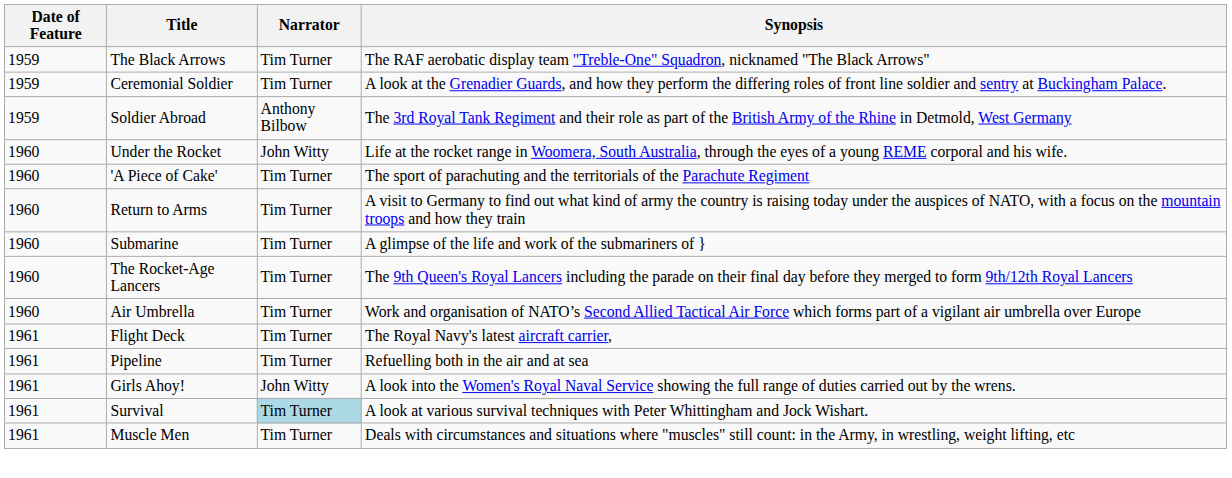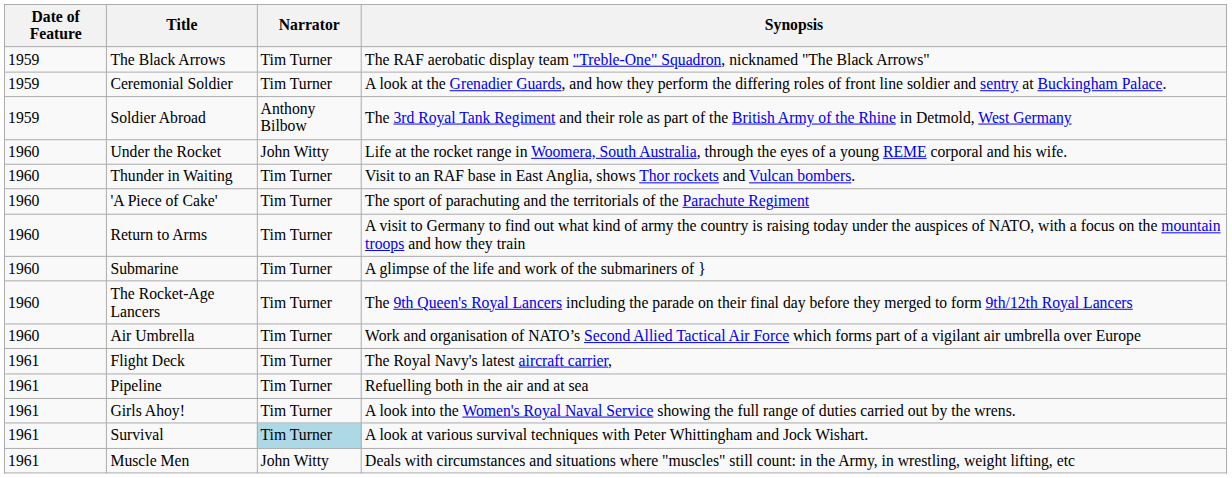+ row: (172, 176)
(295, 385) John Witty -> (296, 410) Tim Turner
(296, 435) Tim Turner -> (295, 460) John Witty
